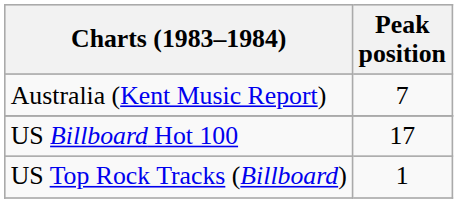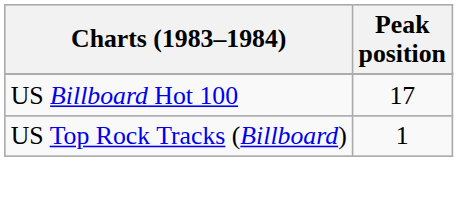- row: (168, 94)
